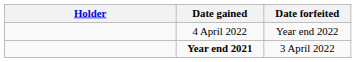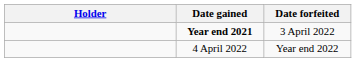rows swapped: (220, 49) <-> (220, 31)
